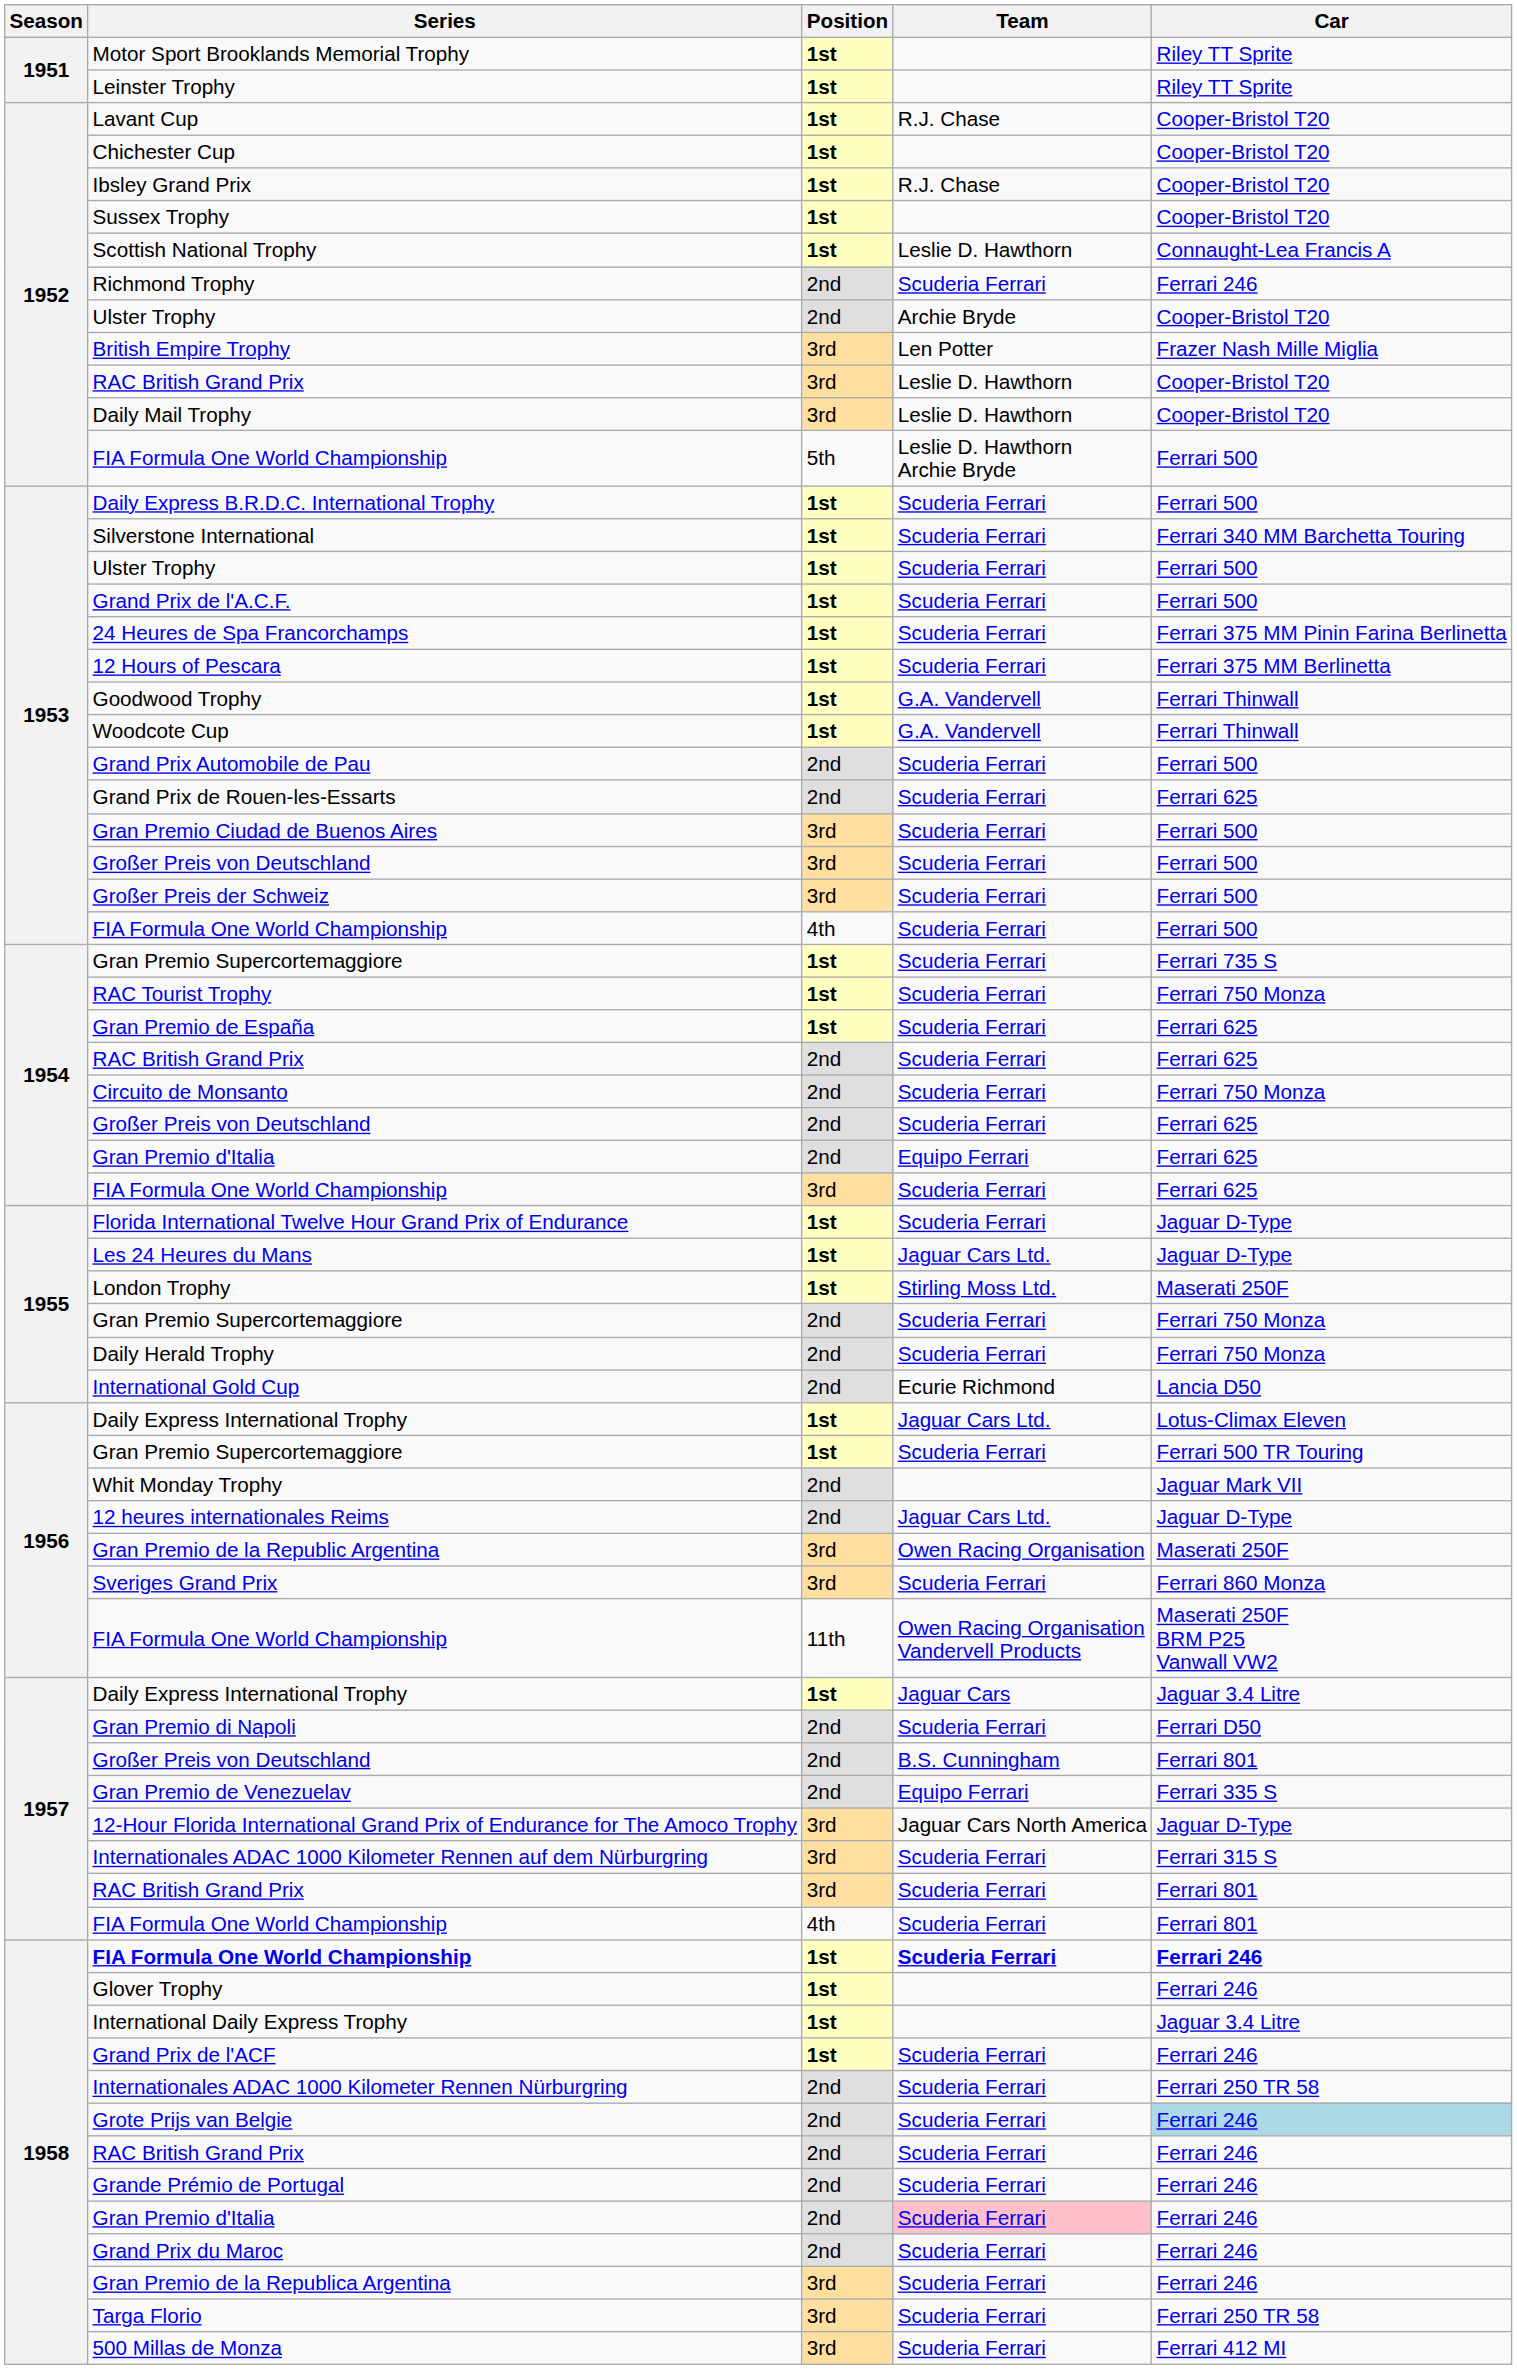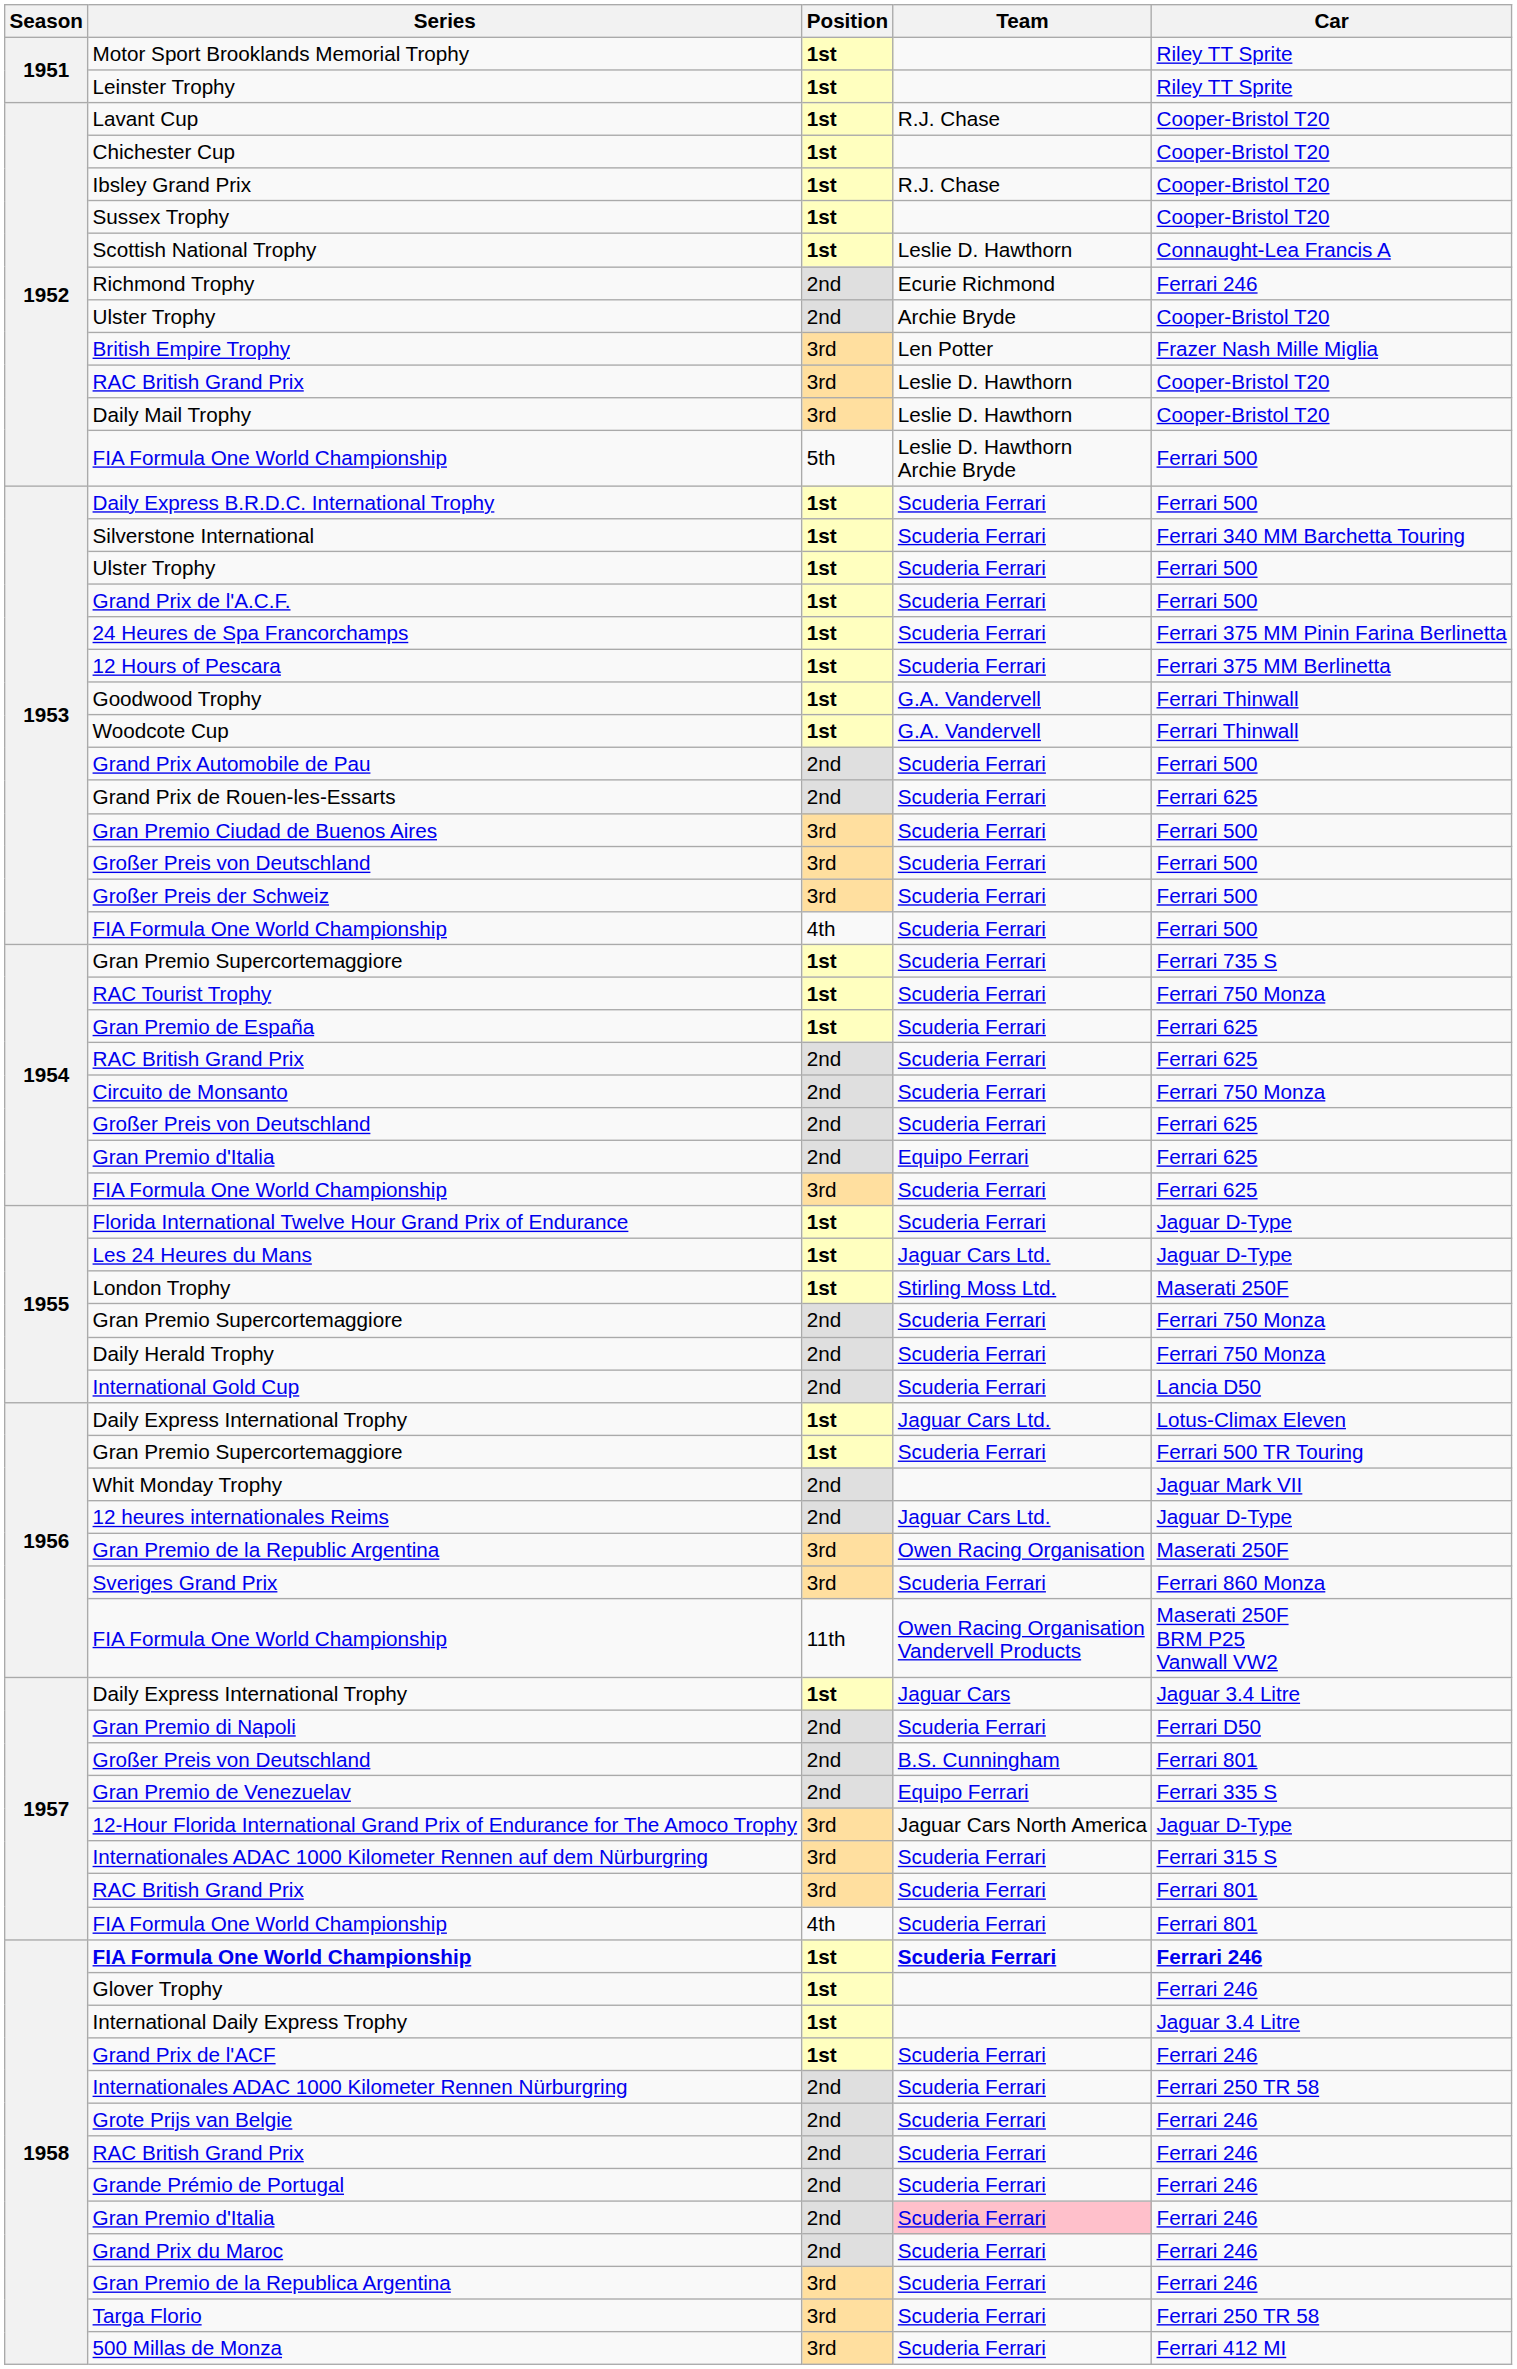(972, 283) Scuderia Ferrari -> (976, 283) Ecurie Richmond
(976, 1386) Ecurie Richmond -> (972, 1386) Scuderia Ferrari
(1207, 2120) lightblue background -> (1207, 2120) no background
